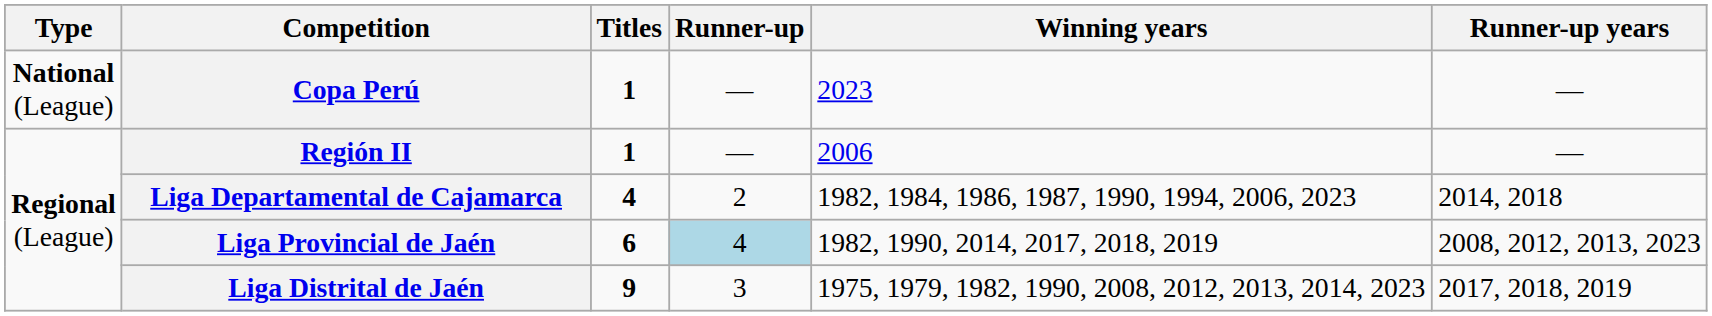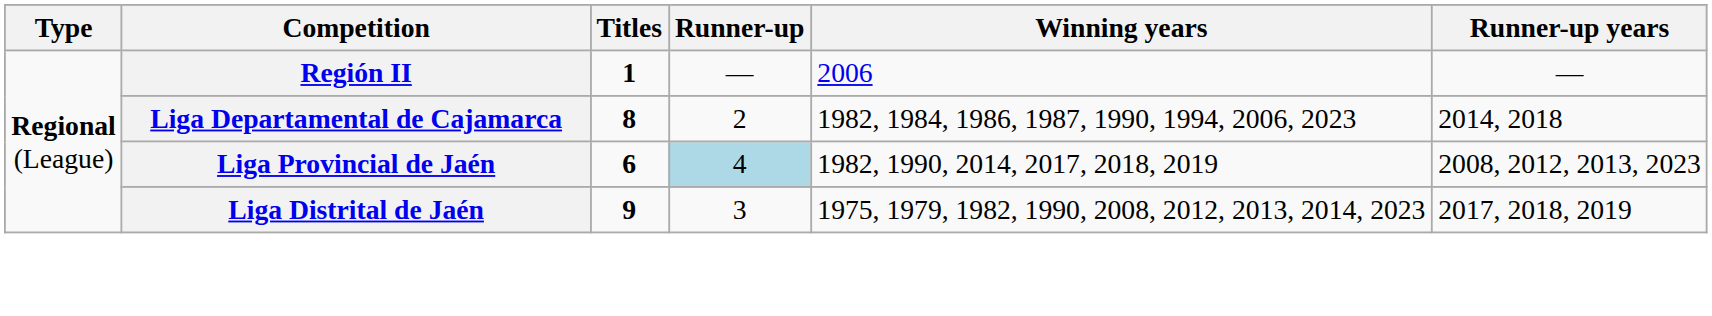- row: (356, 89)
(629, 197) 4 -> (629, 118) 8
